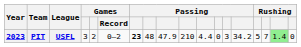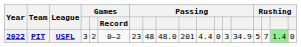(16, 36) 2023 -> (16, 36) 2022
(136, 36) bold -> (136, 36) normal
(167, 36) 47.9 -> (167, 36) 48.0
(188, 36) 210 -> (188, 36) 201
(242, 36) 34.2 -> (242, 36) 34.9
